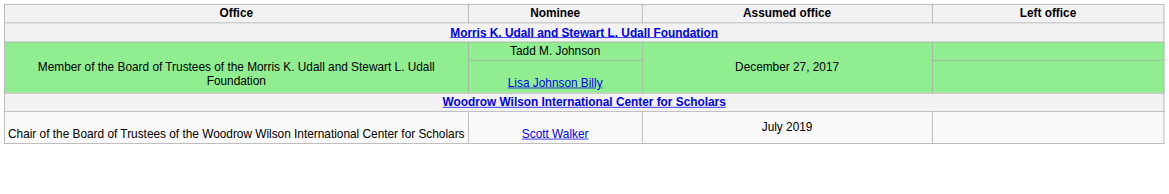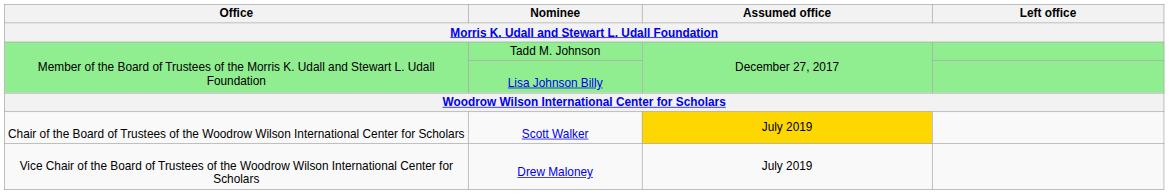(787, 127) no background -> (787, 127) gold background
+ row: (555, 173)
